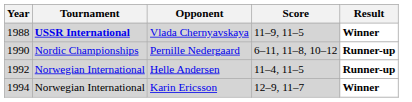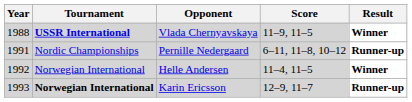(18, 51) 1990 -> (18, 51) 1991
(369, 69) Runner-up -> (370, 69) Winner
(18, 88) 1994 -> (18, 88) 1993
(90, 88) normal -> (94, 88) bold
(361, 88) Winner -> (378, 88) Runner-up
